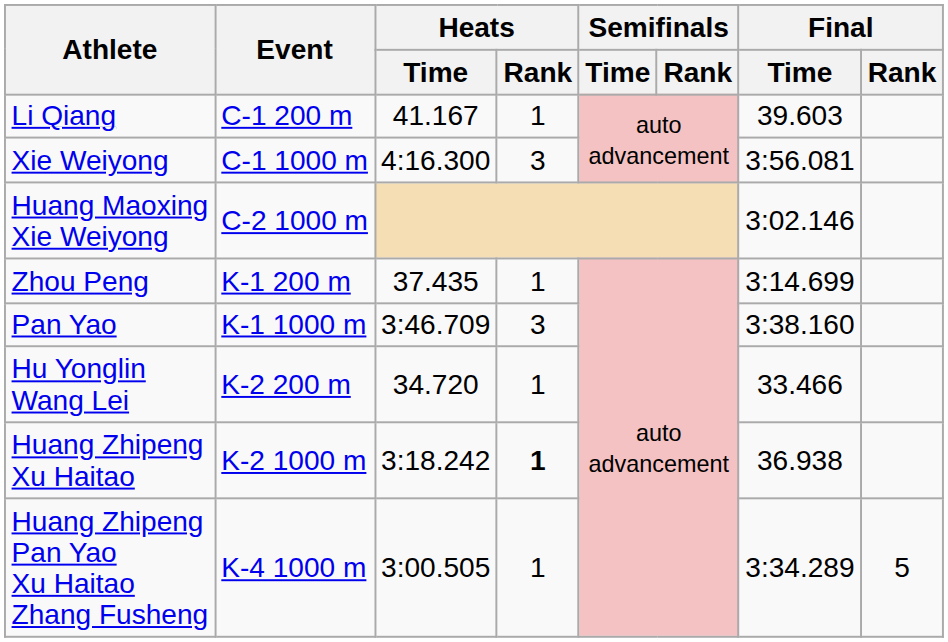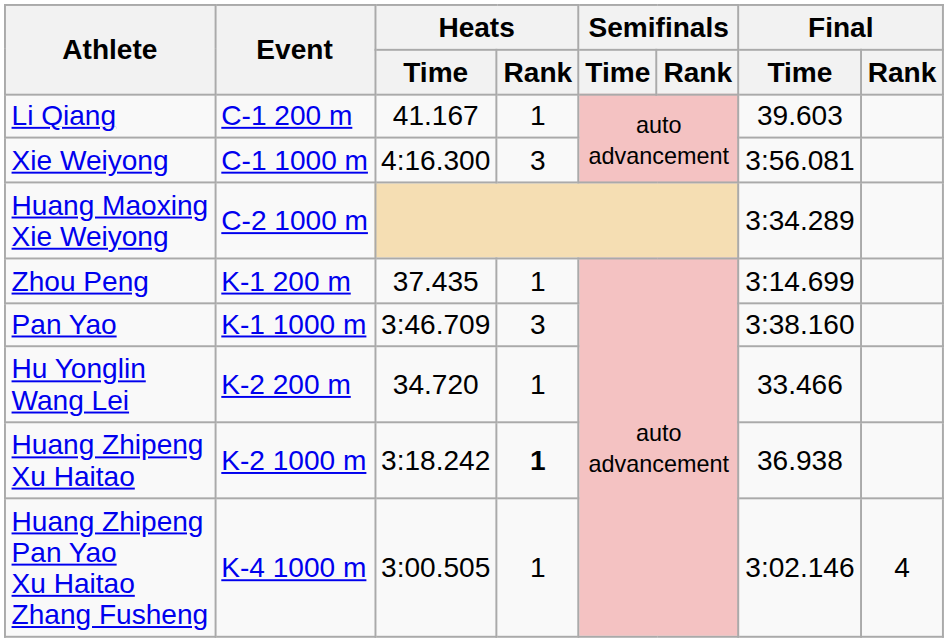(800, 221) 3:02.146 -> (800, 221) 3:34.289
(800, 567) 3:34.289 -> (800, 567) 3:02.146
(902, 567) 5 -> (902, 567) 4
